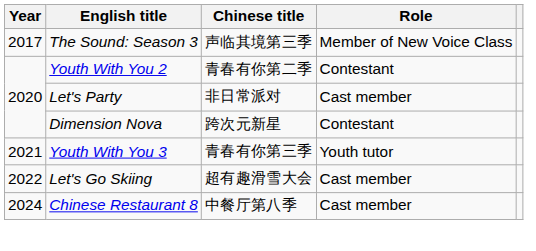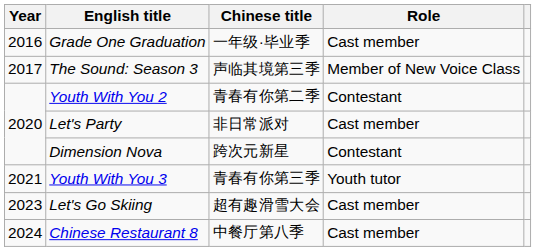+ row: (127, 42)
(25, 178) 2022 -> (25, 205) 2023
